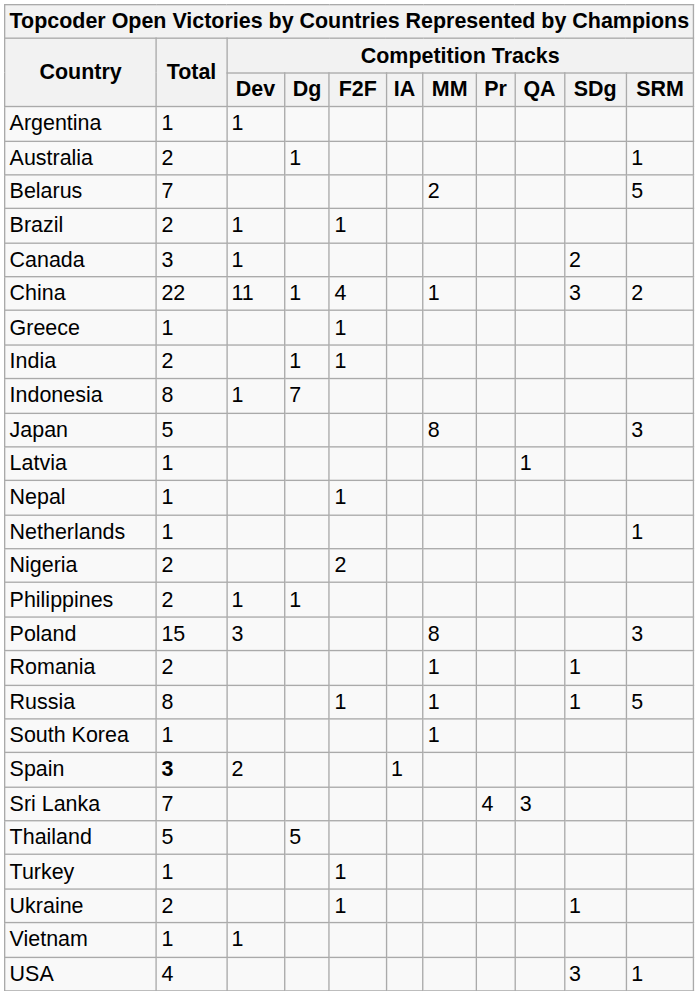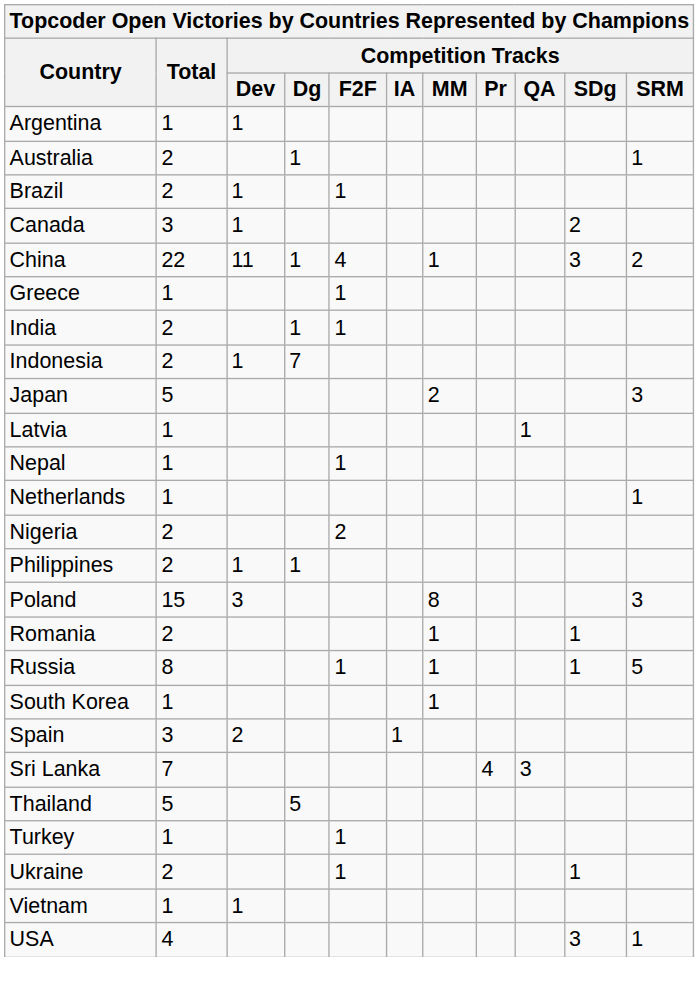- row: (46, 191)
(167, 395) 8 -> (167, 361) 2
(434, 429) 8 -> (434, 395) 2
(167, 769) bold -> (167, 735) normal
